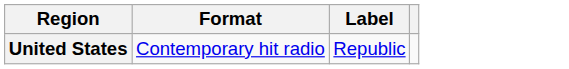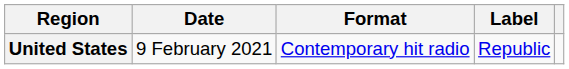+ column: (204, 19)
